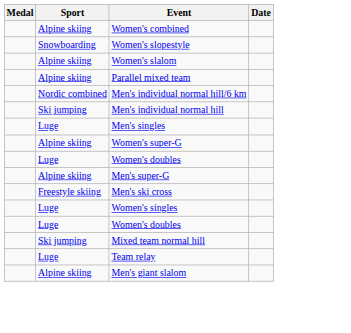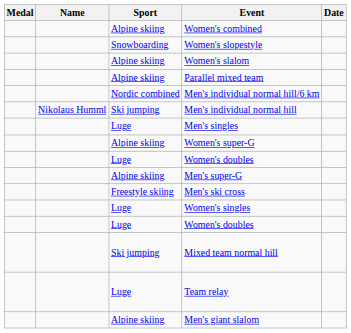+ column: (72, 12)
